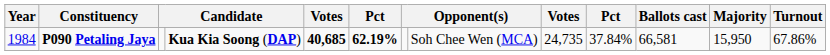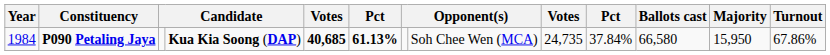(375, 39) 62.19% -> (375, 39) 61.13%
(658, 39) 66,581 -> (658, 39) 66,580
